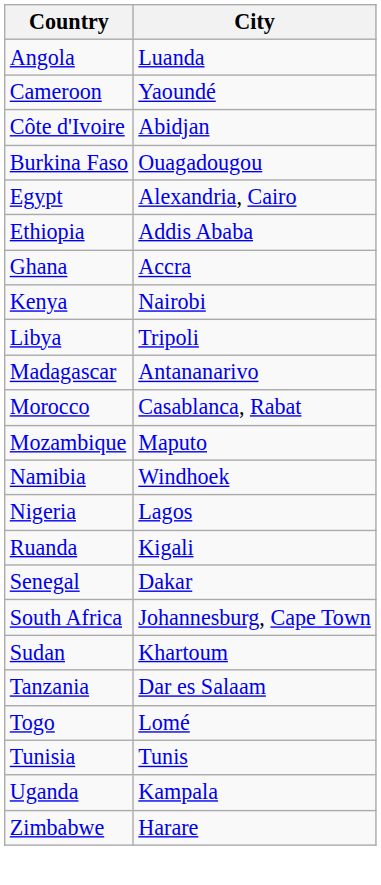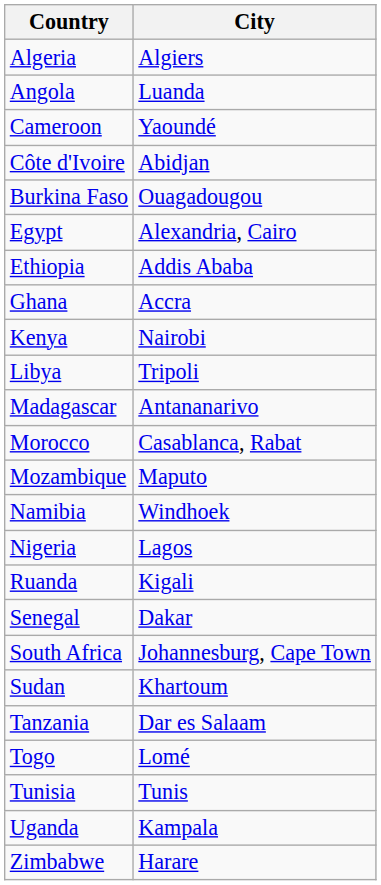+ row: (43, 57)
